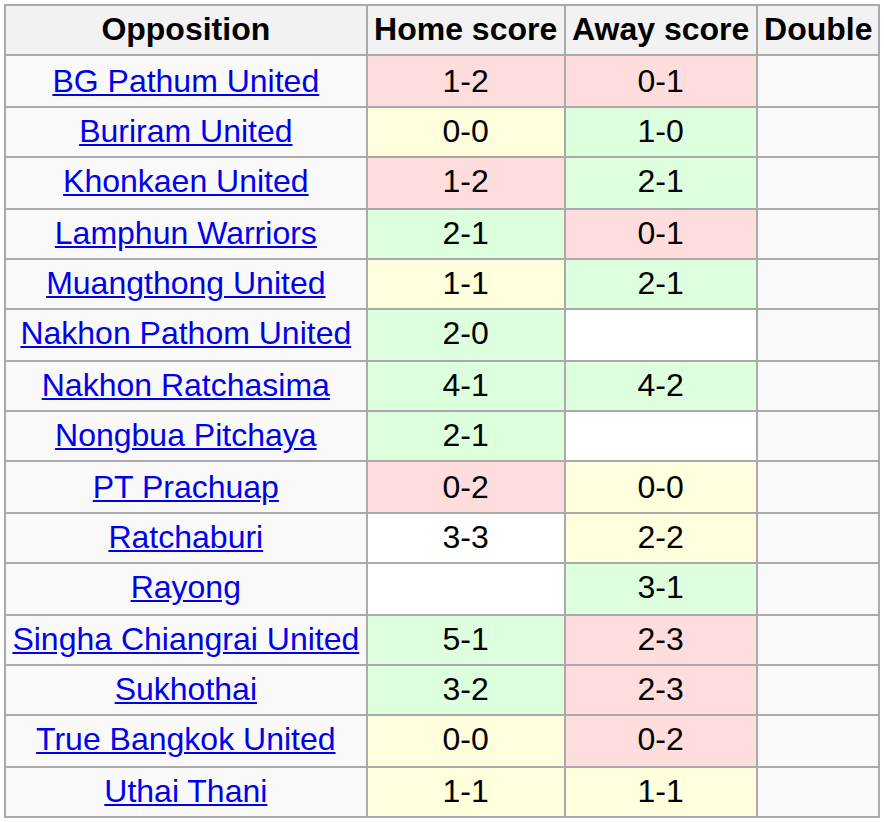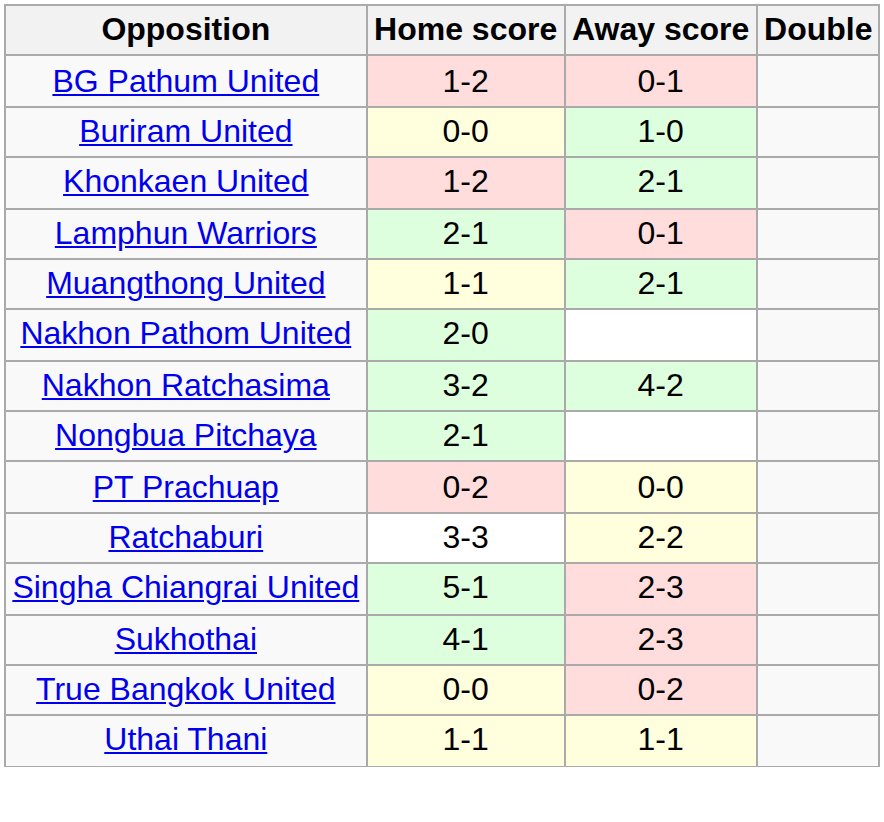(466, 385) 4-1 -> (466, 385) 3-2
- row: (186, 588)
(466, 689) 3-2 -> (466, 638) 4-1
